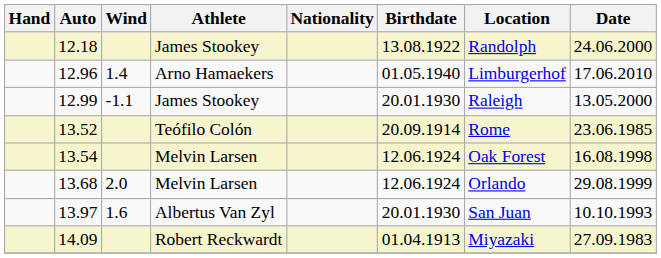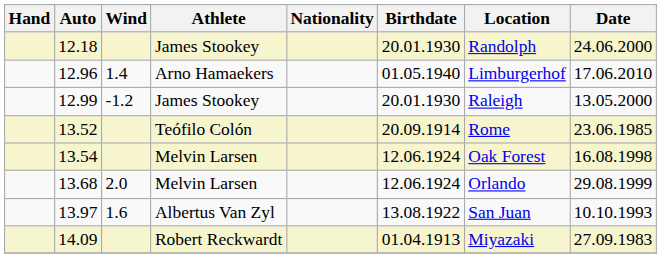(421, 45) 13.08.1922 -> (421, 45) 20.01.1930
(119, 101) -1.1 -> (119, 101) -1.2
(421, 211) 20.01.1930 -> (421, 211) 13.08.1922
